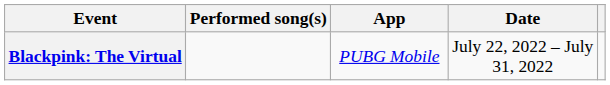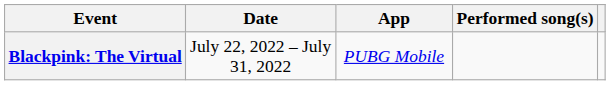columns swapped: (523, 18) <-> (258, 18)
